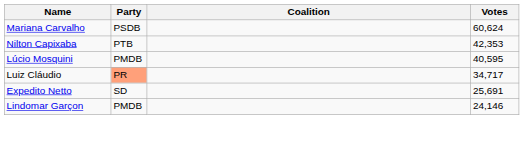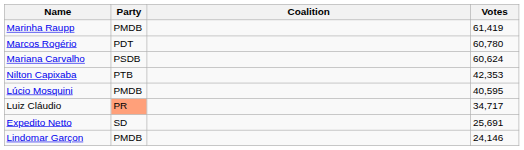+ row: (41, 28)
+ row: (42, 43)
